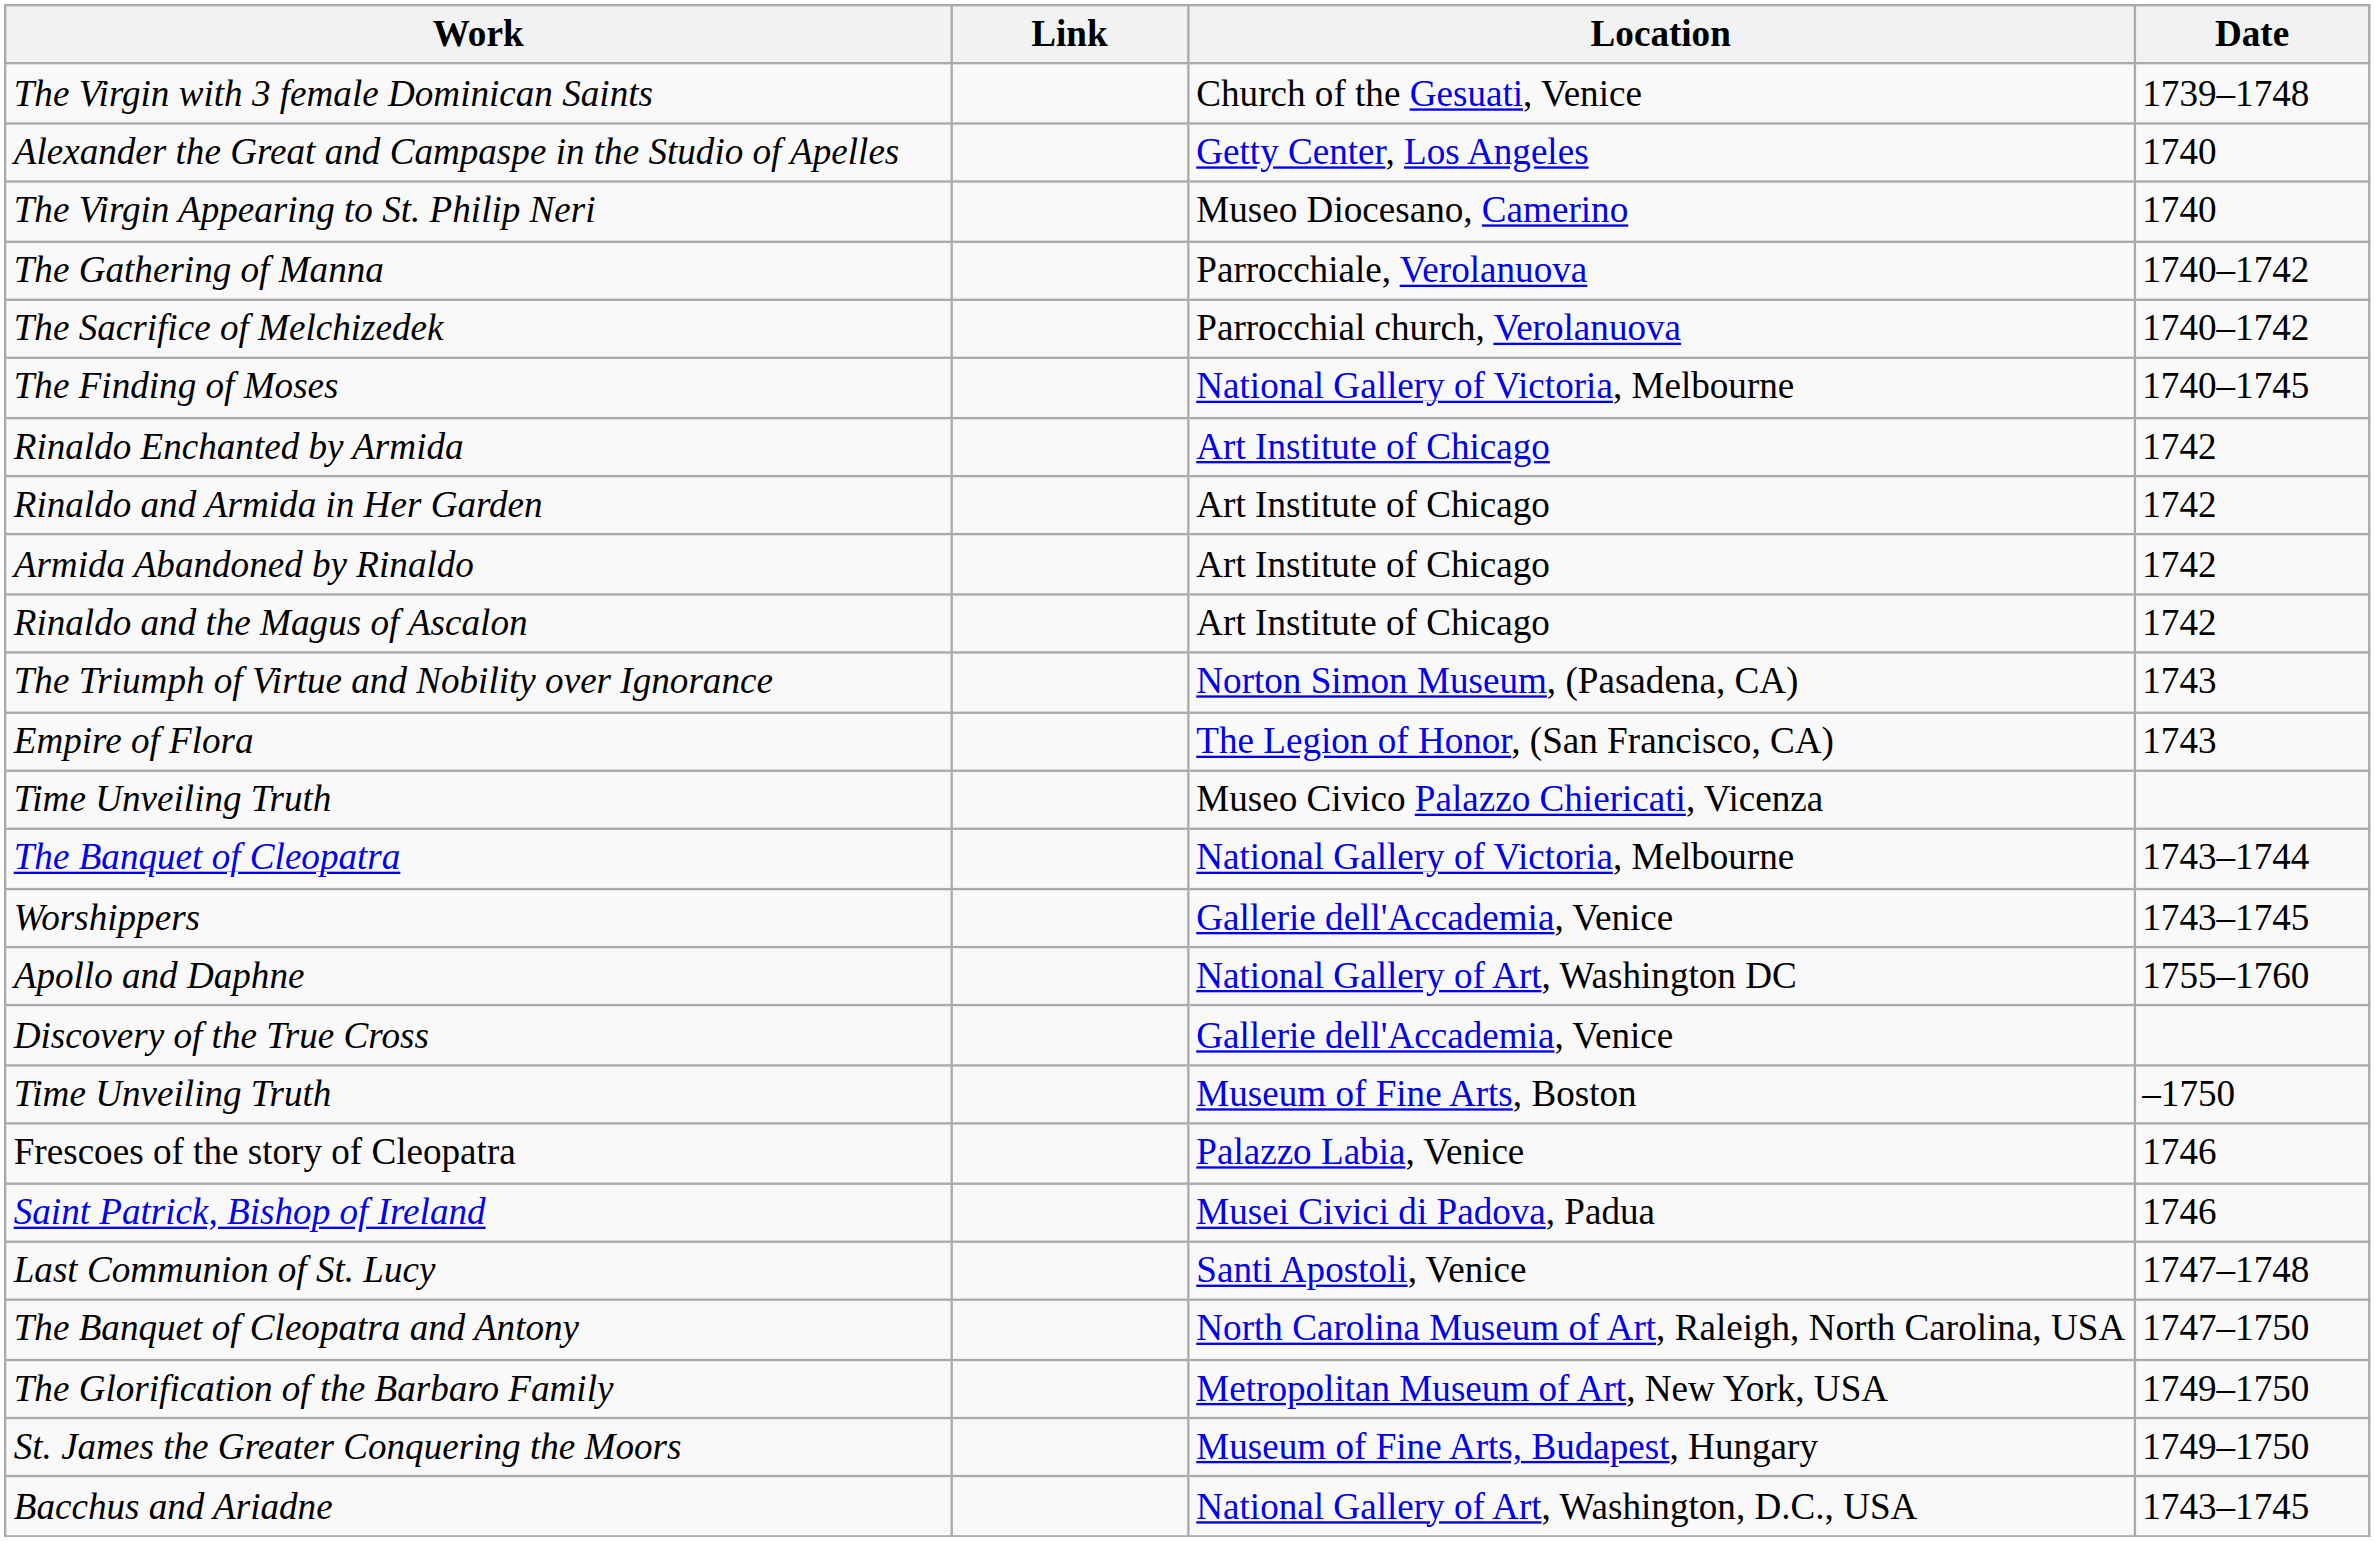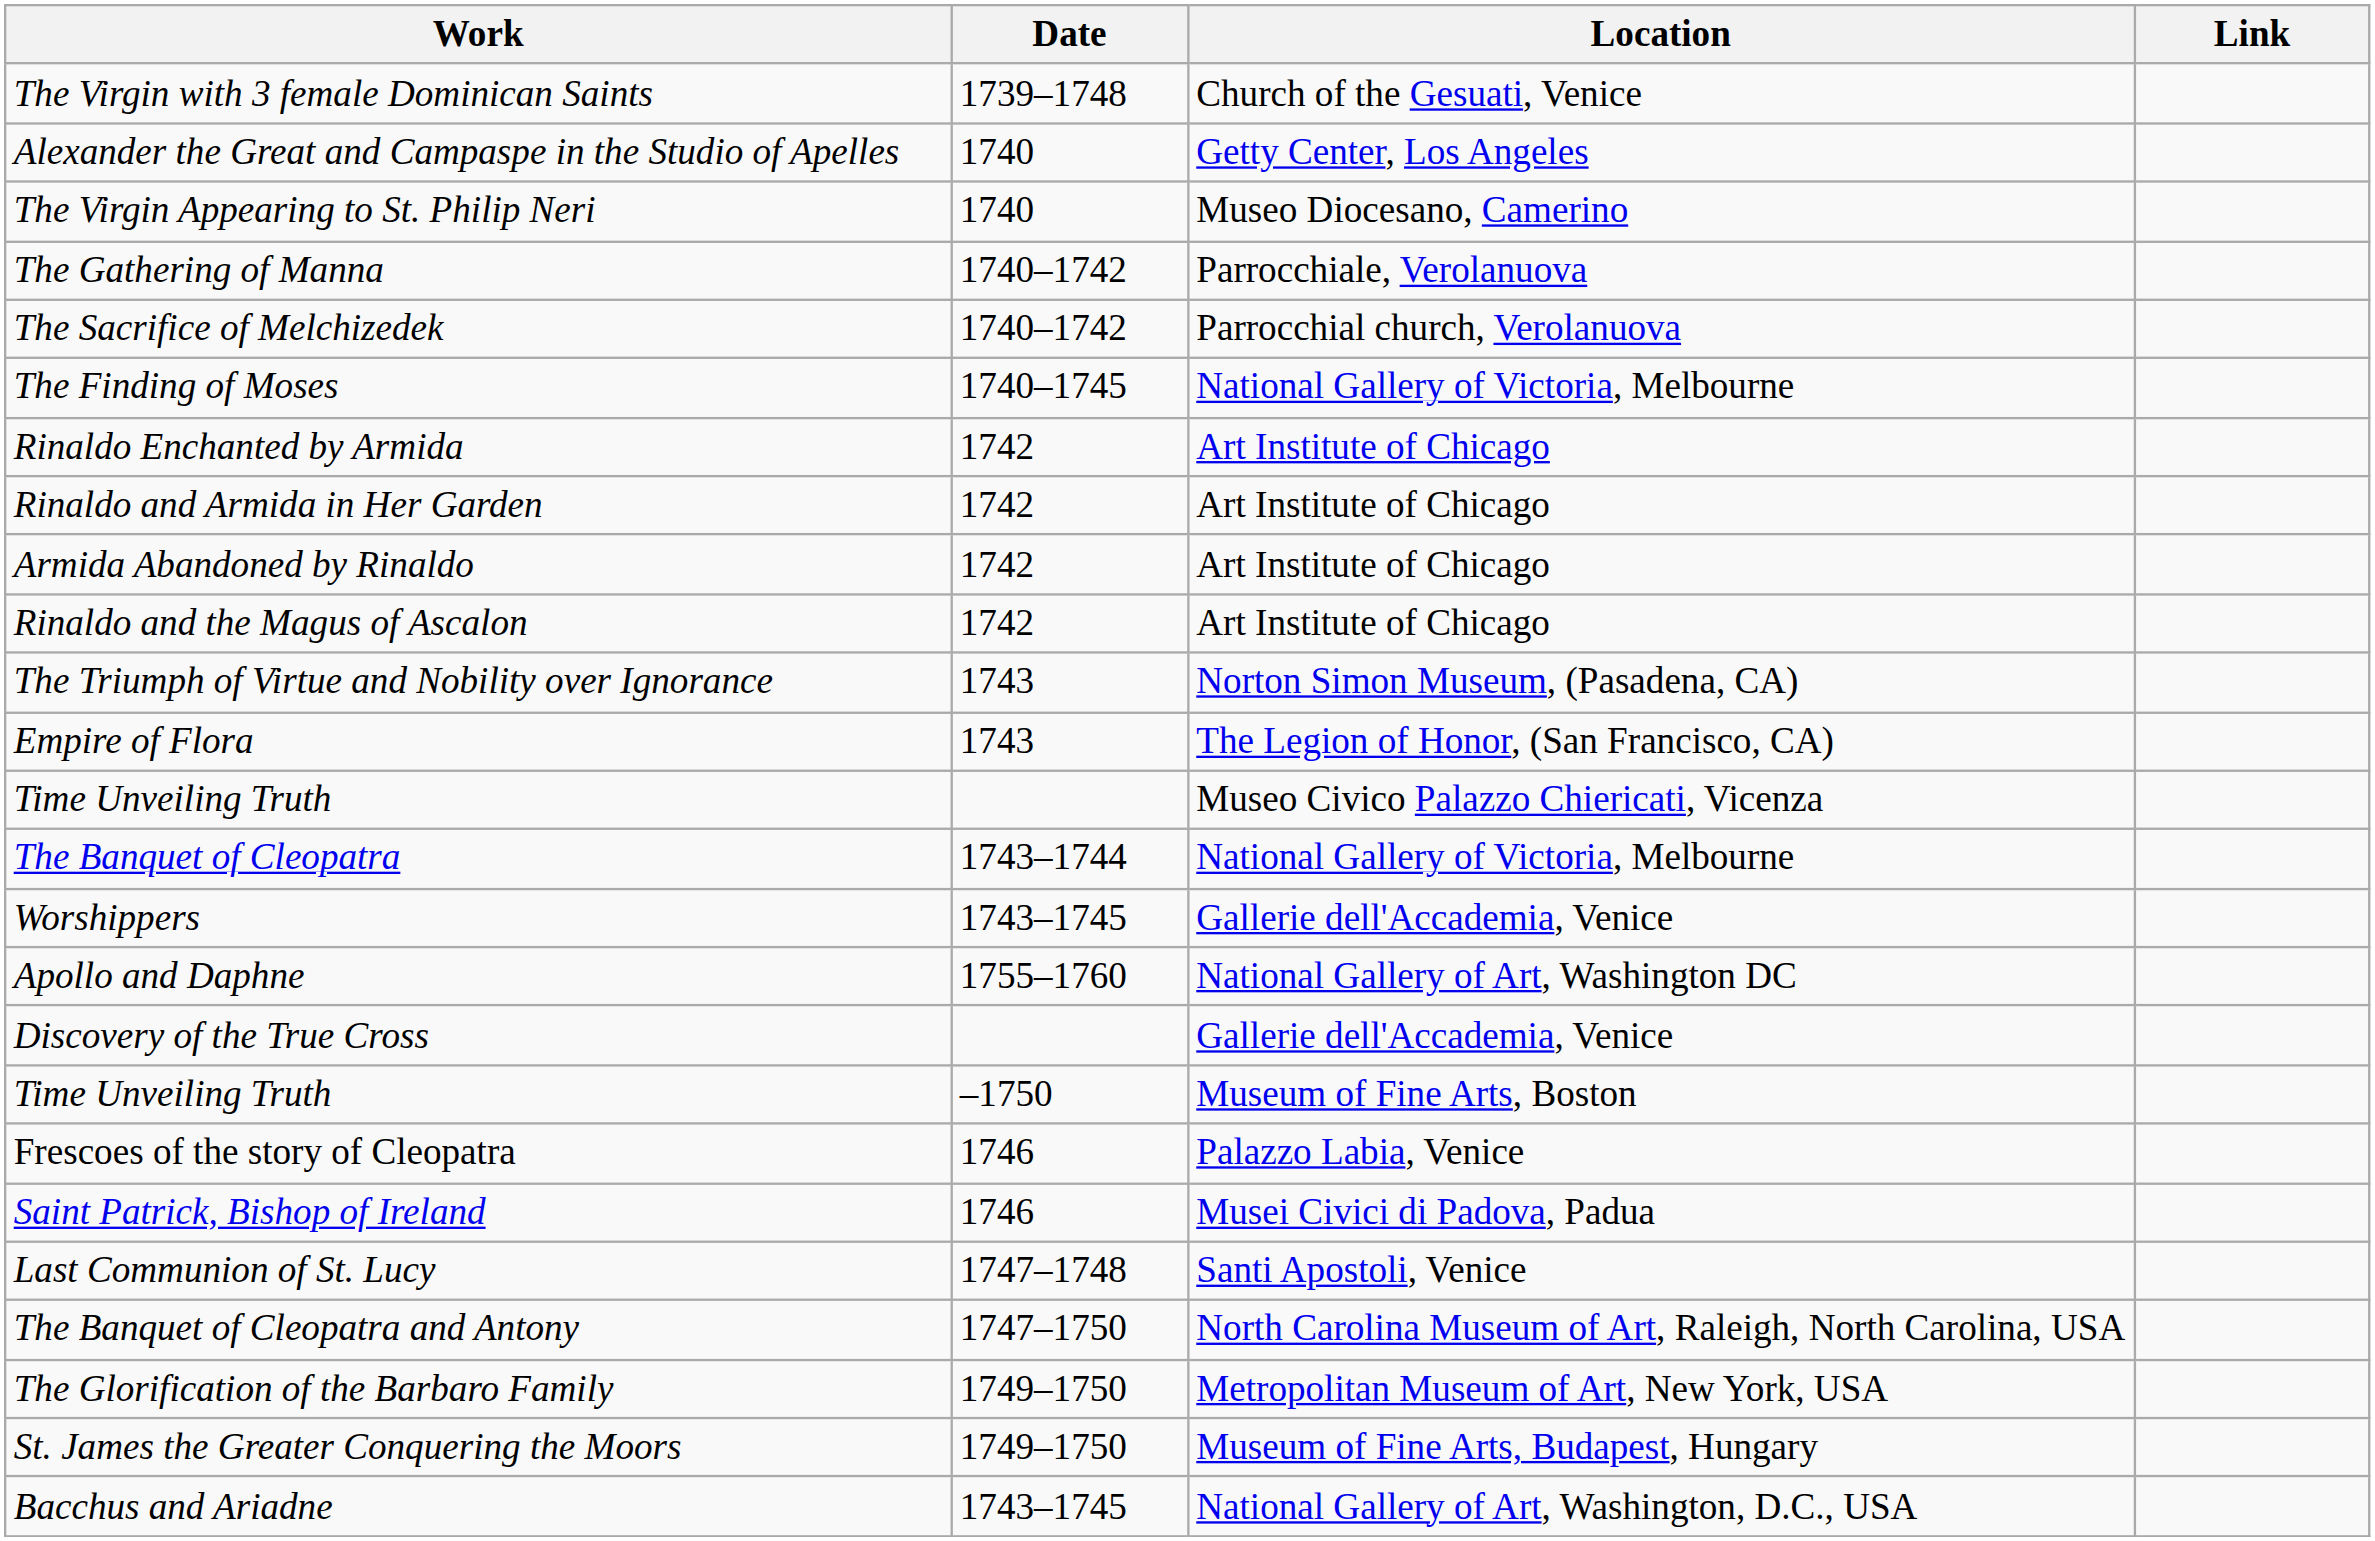columns swapped: (2252, 33) <-> (1069, 33)
